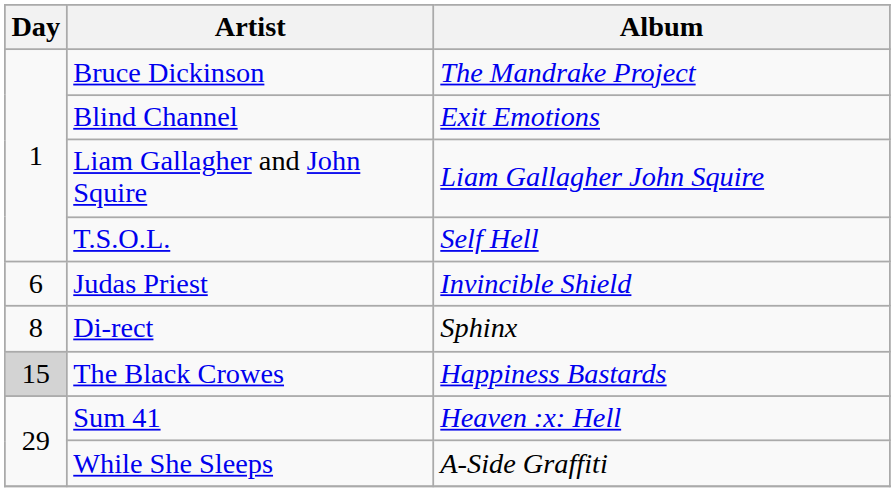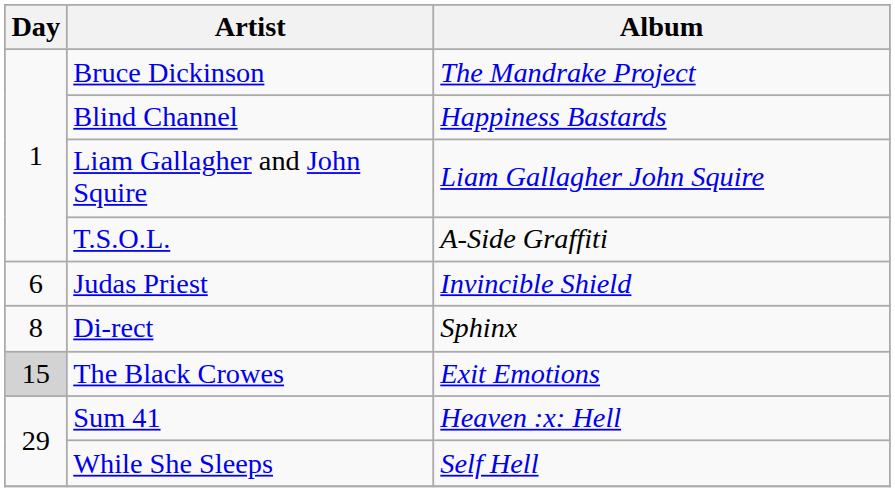(520, 116) Exit Emotions -> (553, 116) Happiness Bastards
(489, 238) Self Hell -> (524, 238) A-Side Graffiti
(553, 373) Happiness Bastards -> (520, 373) Exit Emotions
(524, 463) A-Side Graffiti -> (489, 463) Self Hell
